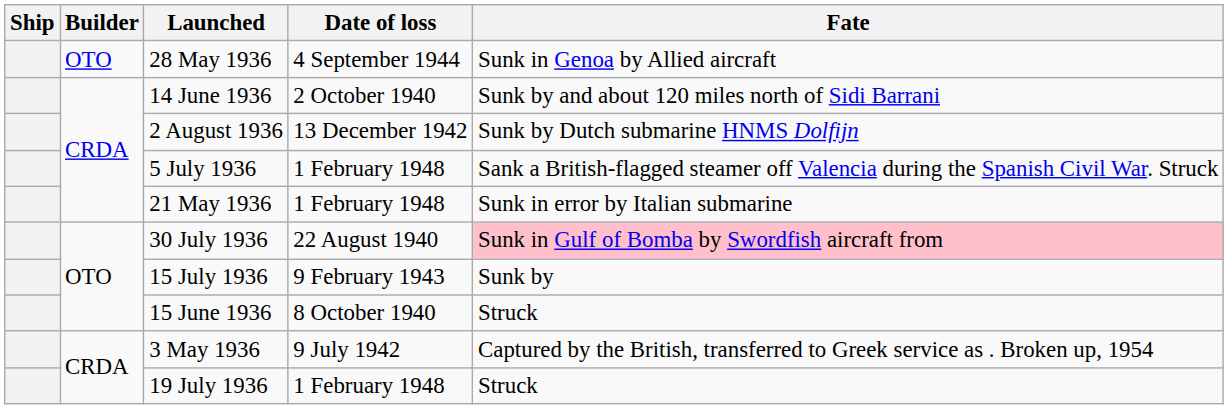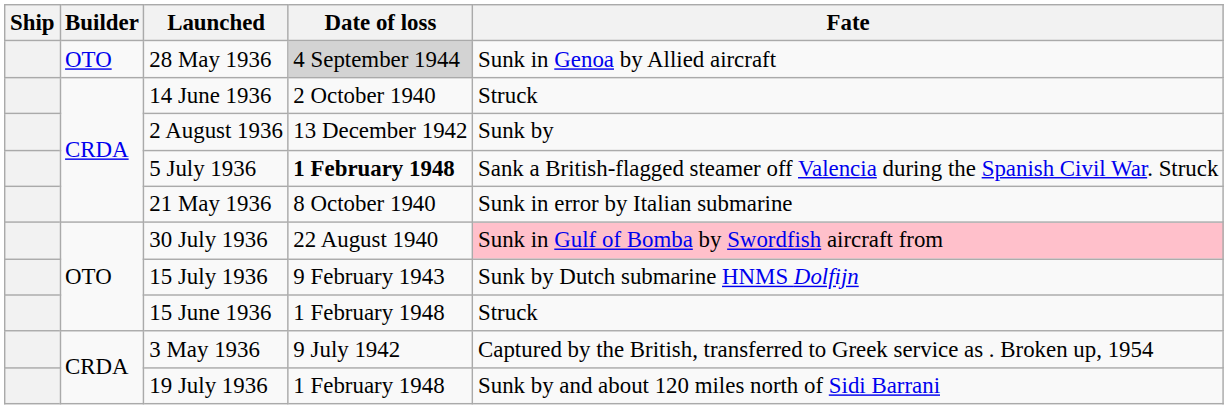(377, 58) no background -> (377, 58) lightgrey background
(709, 95) Sunk by and about 120 miles north of Sidi Barrani -> (508, 95) Struck
(668, 131) Sunk by Dutch submarine HNMS Dolfijn -> (516, 131) Sunk by
(369, 167) normal -> (374, 167) bold
(369, 204) 1 February 1948 -> (365, 204) 8 October 1940
(516, 276) Sunk by -> (668, 276) Sunk by Dutch submarine HNMS Dolfijn
(365, 312) 8 October 1940 -> (369, 312) 1 February 1948
(508, 385) Struck -> (709, 385) Sunk by and about 120 miles north of Sidi Barrani
